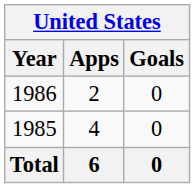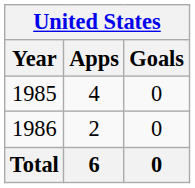rows swapped: (34, 128) <-> (34, 93)
